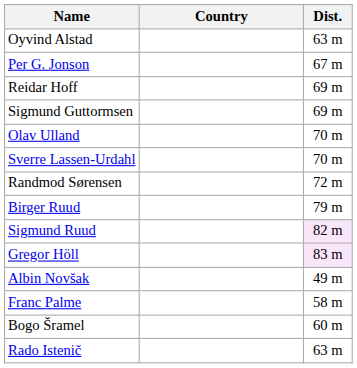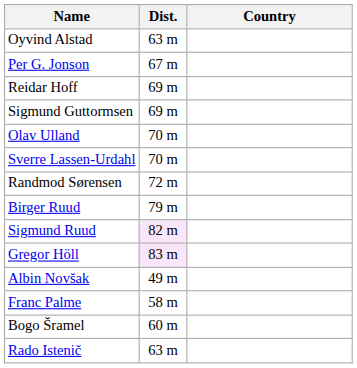columns swapped: (221, 16) <-> (328, 16)
